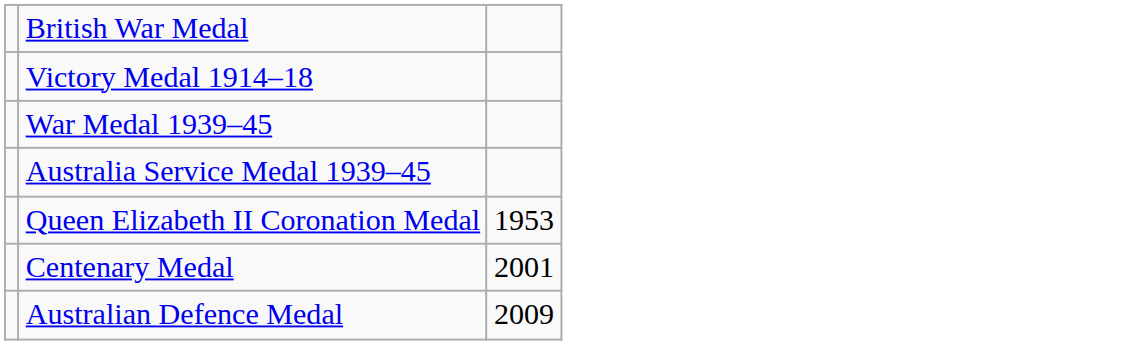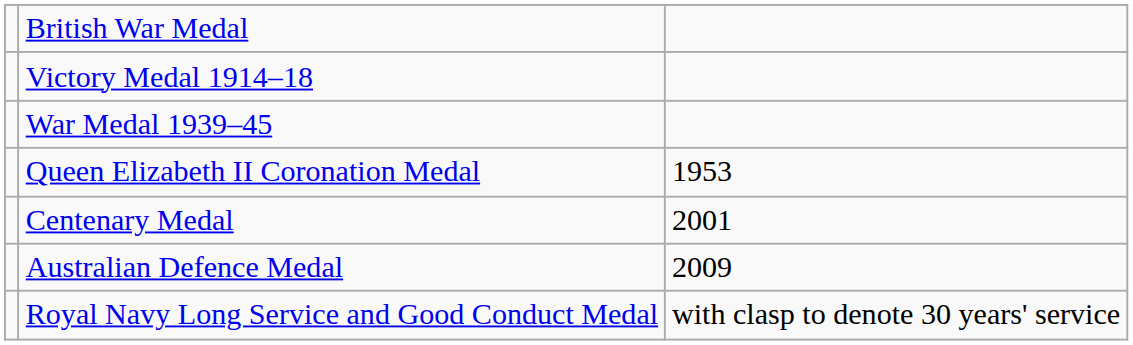- row: (228, 171)
+ row: (342, 314)
